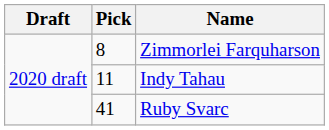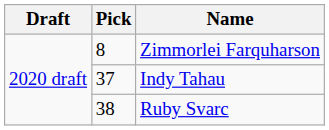(105, 79) 11 -> (105, 79) 37
(105, 109) 41 -> (105, 109) 38
